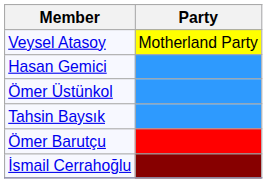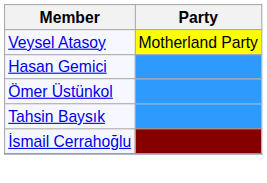- row: (57, 141)
